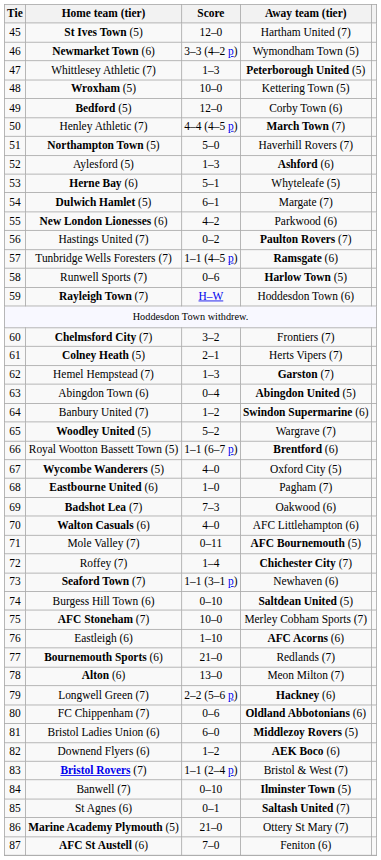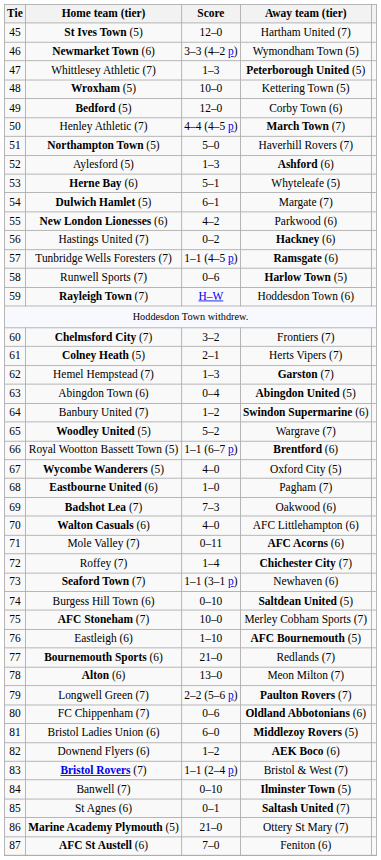(306, 239) Paulton Rovers (7) -> (306, 239) Hackney (6)
(306, 544) AFC Bournemouth (5) -> (306, 544) AFC Acorns (6)
(306, 638) AFC Acorns (6) -> (306, 638) AFC Bournemouth (5)
(306, 694) Hackney (6) -> (306, 694) Paulton Rovers (7)
